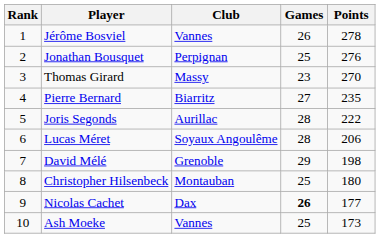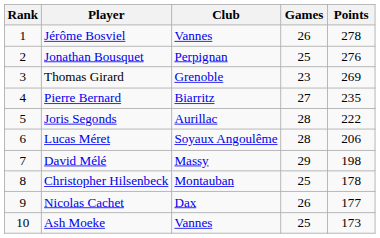(192, 77) Massy -> (199, 77) Grenoble
(351, 77) 270 -> (351, 77) 269
(199, 160) Grenoble -> (192, 160) Massy
(351, 181) 180 -> (351, 181) 178
(304, 202) bold -> (304, 202) normal
